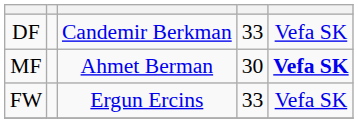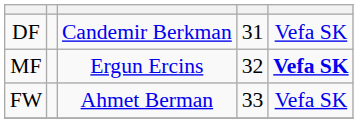(252, 31) 33 -> (252, 31) 31
(147, 65) Ahmet Berman -> (147, 65) Ergun Ercins
(252, 65) 30 -> (252, 65) 32
(147, 100) Ergun Ercins -> (147, 100) Ahmet Berman
